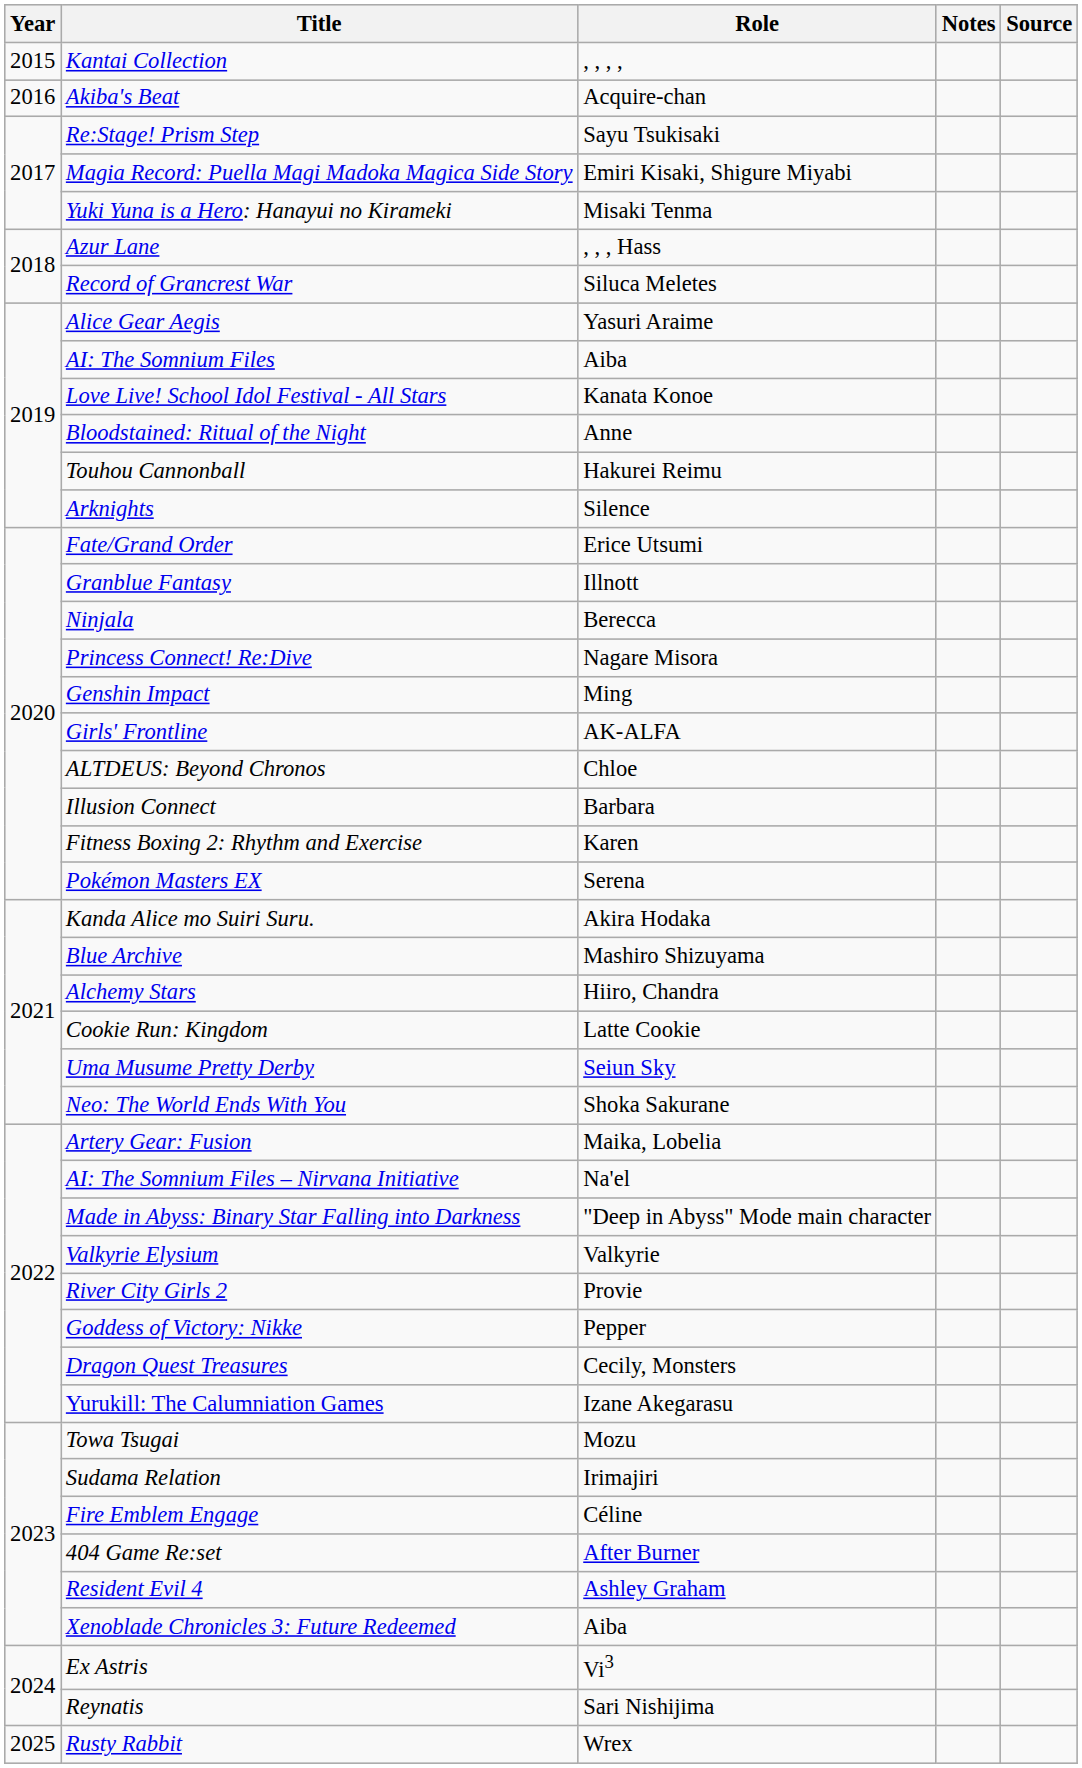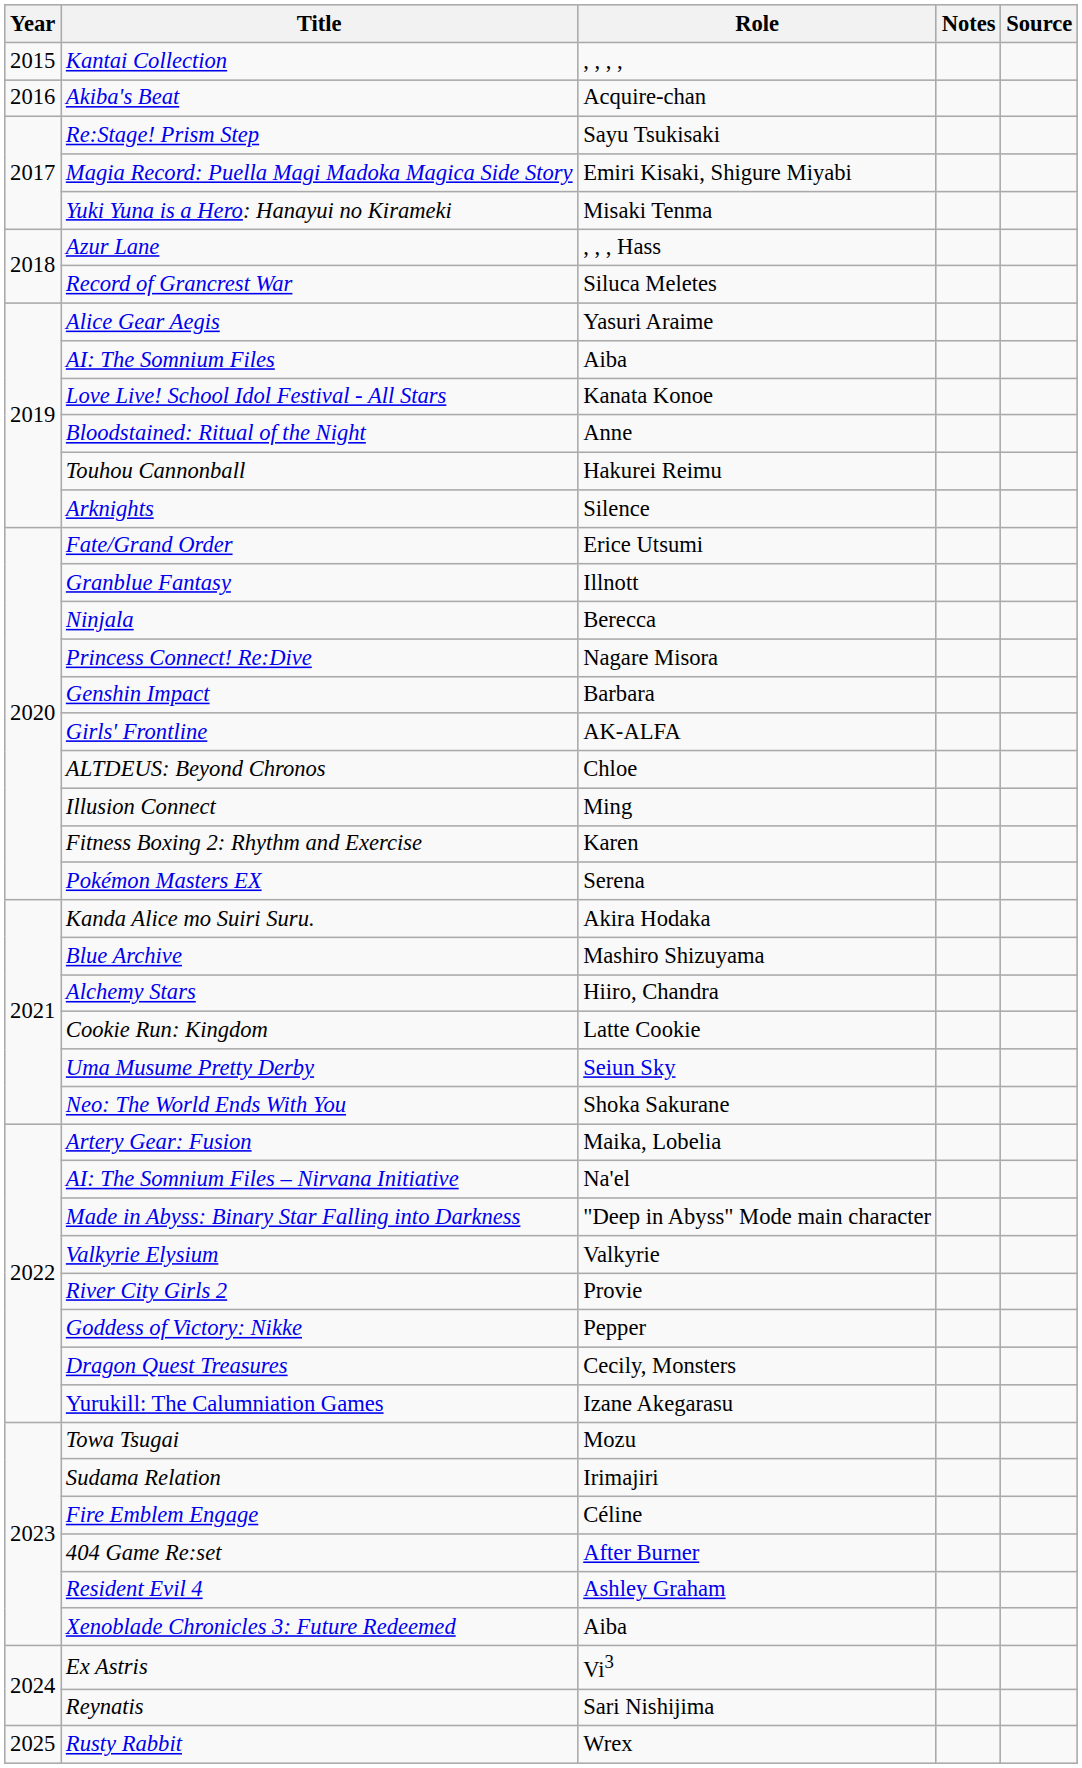(608, 694) Ming -> (619, 694) Barbara
(619, 806) Barbara -> (608, 806) Ming
